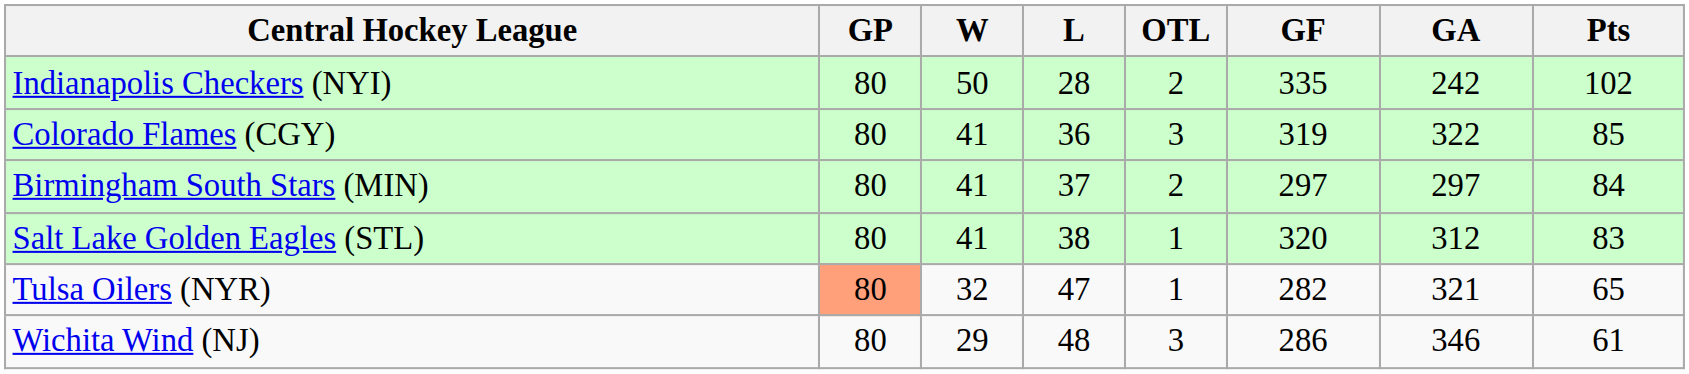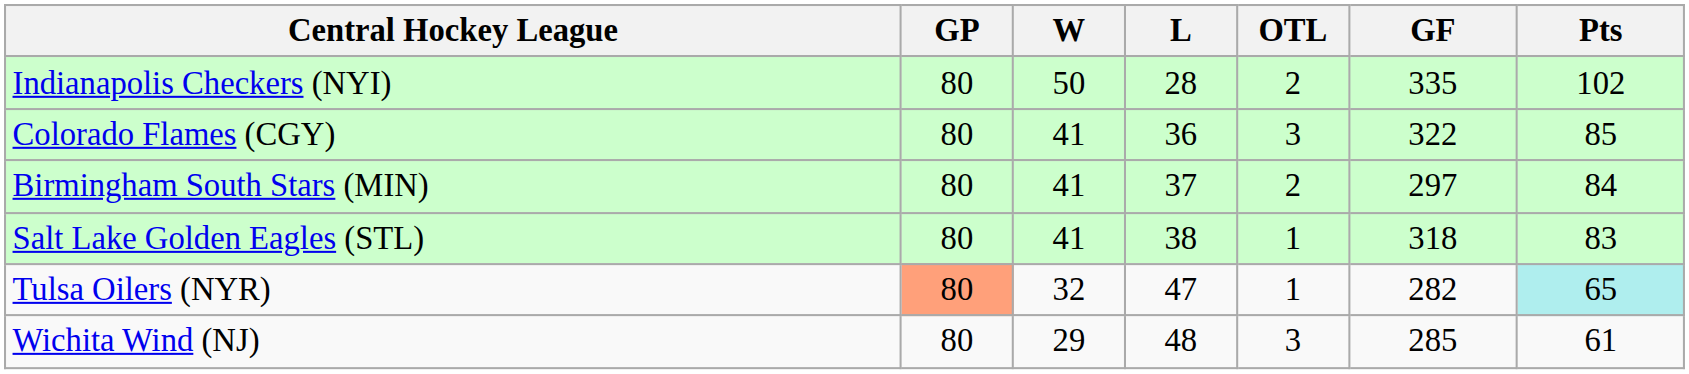- column: (1456, 30)
(1303, 133) 319 -> (1433, 133) 322
(1303, 237) 320 -> (1433, 237) 318
(1608, 289) no background -> (1601, 289) paleturquoise background
(1303, 340) 286 -> (1433, 340) 285
